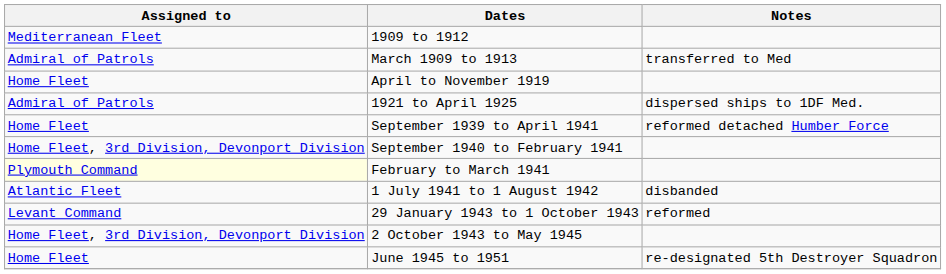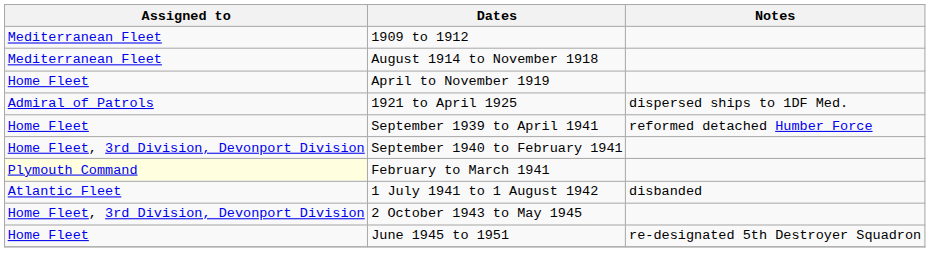- row: (444, 60)
+ row: (485, 60)
- row: (505, 214)
